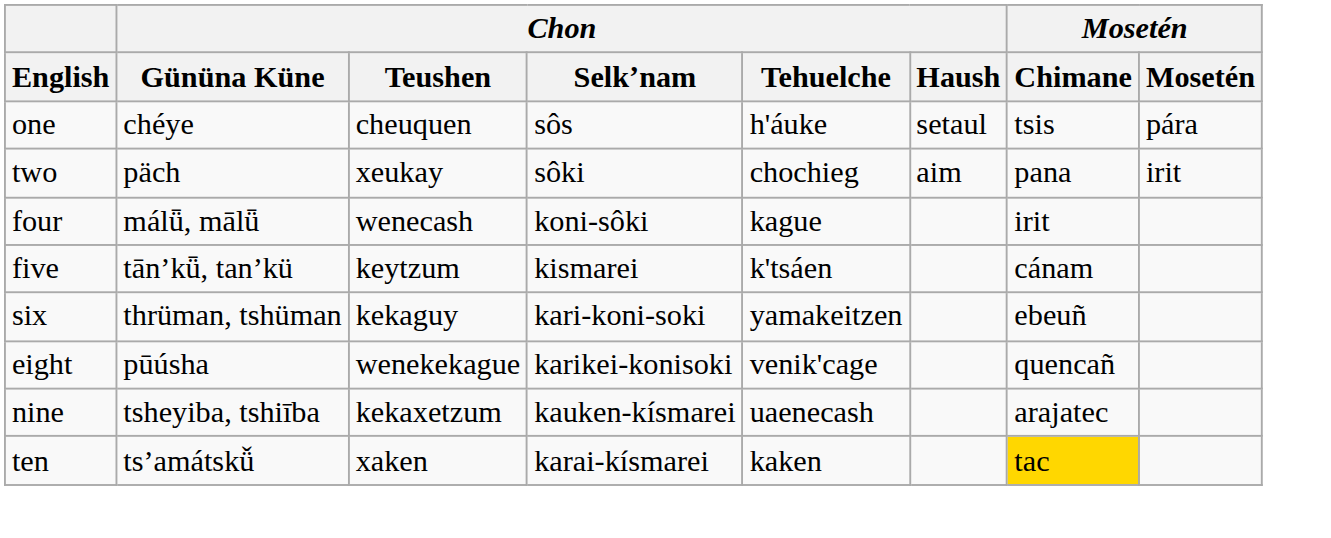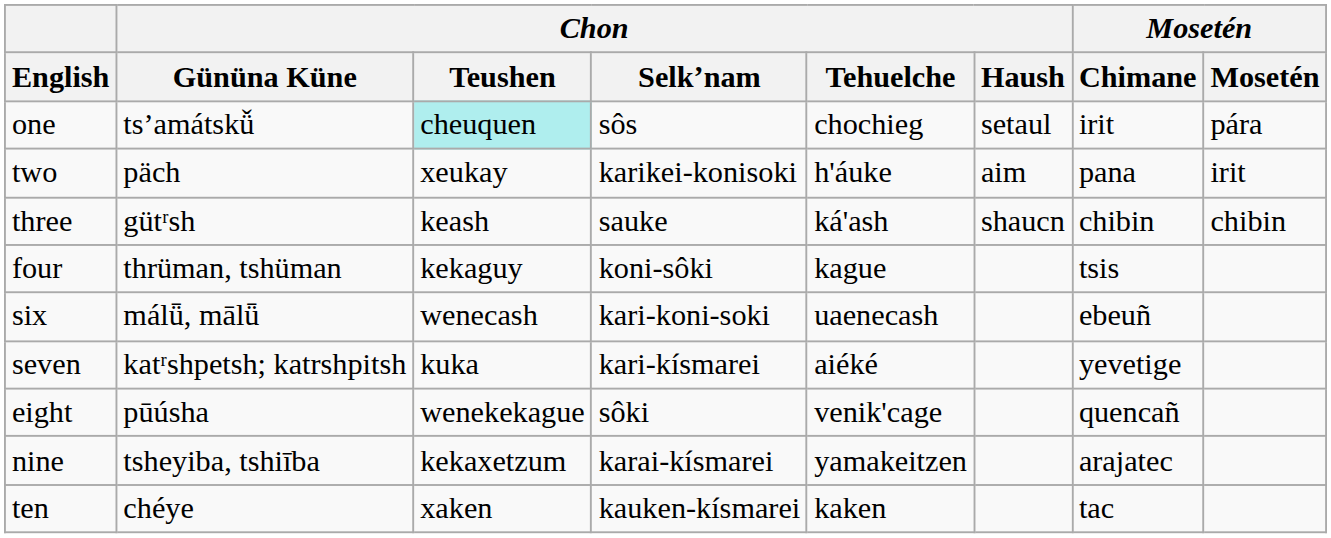(159, 124) chéye -> (189, 124) ts’amátskǚ
(414, 124) no background -> (478, 124) paleturquoise background
(788, 124) h'áuke -> (869, 124) chochieg
(1035, 124) tsis -> (1097, 124) irit
(559, 172) sôki -> (698, 172) karikei-konisoki
(804, 172) chochieg -> (853, 172) h'áuke
+ row: (42, 220)
(191, 220) málǖ, mālǖ -> (233, 268) thrüman, tshüman
(414, 220) wenecash -> (471, 268) kekaguy
(1032, 220) irit -> (1099, 268) tsis
- row: (35, 268)
(233, 316) thrüman, tshüman -> (191, 316) málǖ, mālǖ
(407, 316) kekaguy -> (479, 316) wenecash
(826, 316) yamakeitzen -> (876, 316) uaenecash
+ row: (46, 364)
(633, 364) karikei-konisoki -> (624, 412) sôki
(635, 412) kauken-kísmarei -> (686, 460) karai-kísmarei
(812, 412) uaenecash -> (891, 460) yamakeitzen
(189, 460) ts’amátskǚ -> (159, 508) chéye
(621, 460) karai-kísmarei -> (699, 508) kauken-kísmarei
(1032, 460) gold background -> (1097, 508) no background
